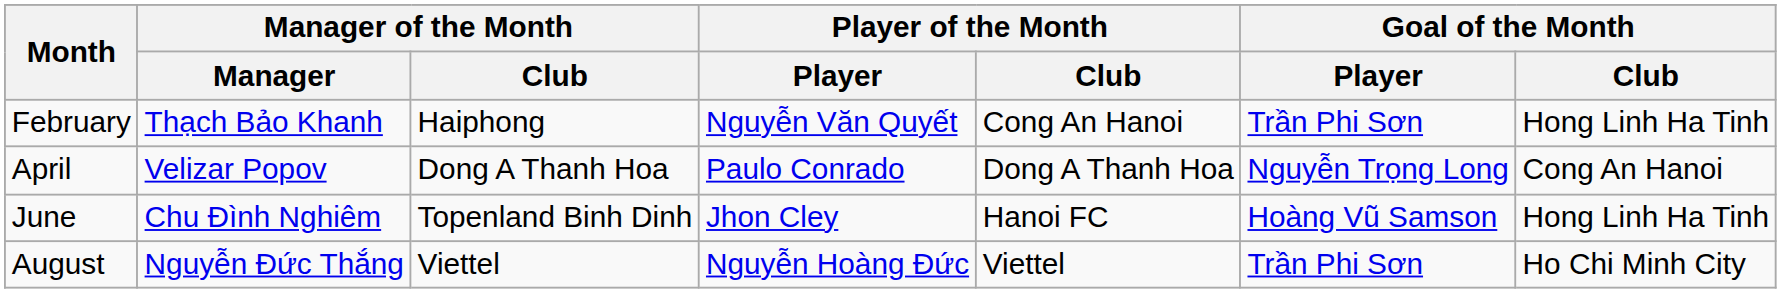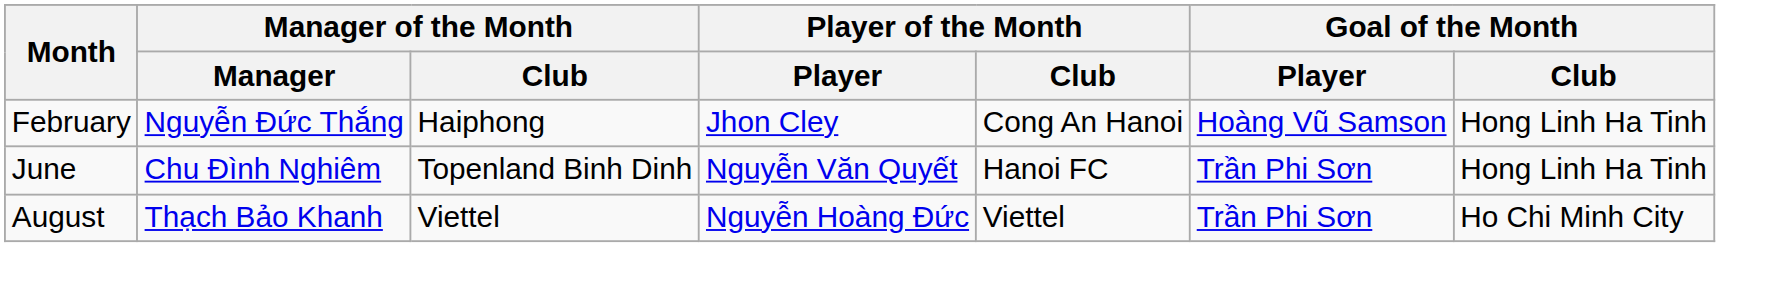(264, 122) Thạch Bảo Khanh -> (274, 122) Nguyễn Đức Thắng
(832, 122) Nguyễn Văn Quyết -> (772, 122) Jhon Cley
(1335, 122) Trần Phi Sơn -> (1322, 122) Hoàng Vũ Samson
- row: (42, 169)
(772, 216) Jhon Cley -> (832, 169) Nguyễn Văn Quyết
(1372, 216) Hoàng Vũ Samson -> (1285, 169) Trần Phi Sơn
(274, 264) Nguyễn Đức Thắng -> (264, 216) Thạch Bảo Khanh
